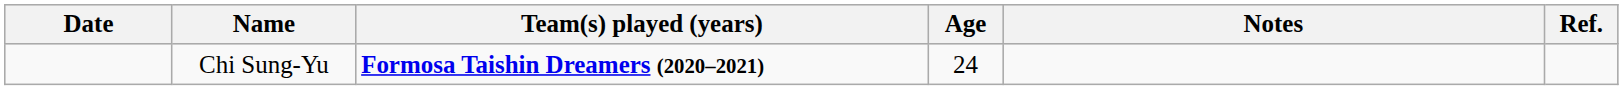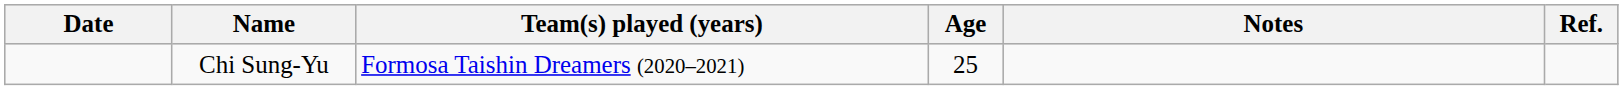(563, 63) bold -> (553, 63) normal
(965, 63) 24 -> (965, 63) 25
